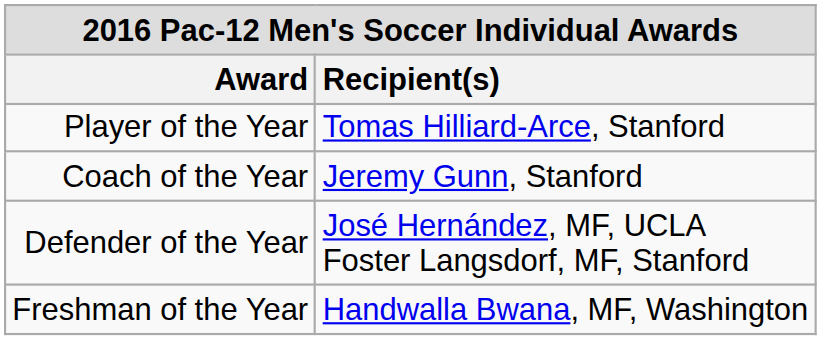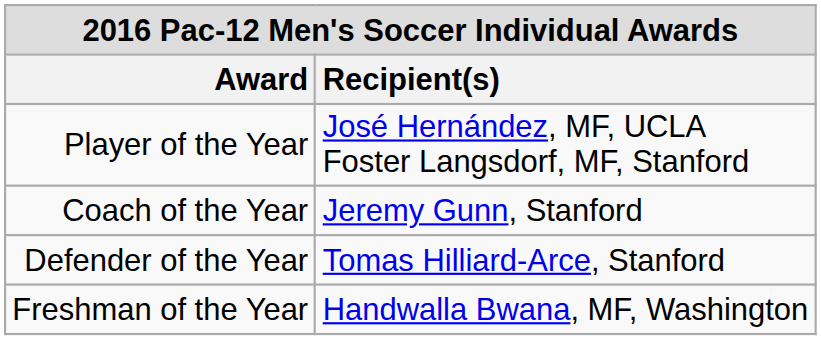(524, 128) Tomas Hilliard-Arce, Stanford -> (536, 145) José Hernández, MF, UCLA Foster Langsdorf, MF, Stanford
(536, 243) José Hernández, MF, UCLA Foster Langsdorf, MF, Stanford -> (524, 260) Tomas Hilliard-Arce, Stanford
